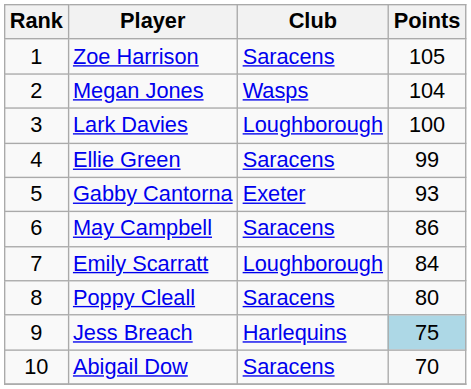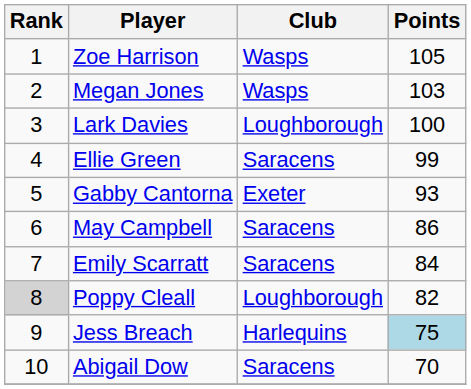(289, 56) Saracens -> (275, 56) Wasps
(427, 90) 104 -> (427, 90) 103
(313, 263) Loughborough -> (289, 263) Saracens
(36, 297) no background -> (36, 297) lightgrey background
(289, 297) Saracens -> (313, 297) Loughborough
(427, 297) 80 -> (427, 297) 82
